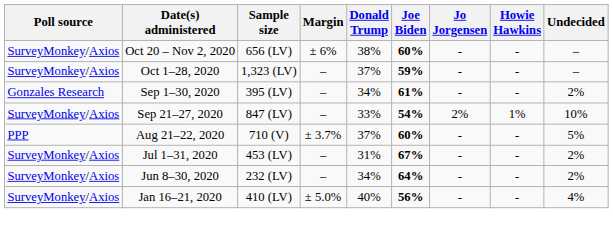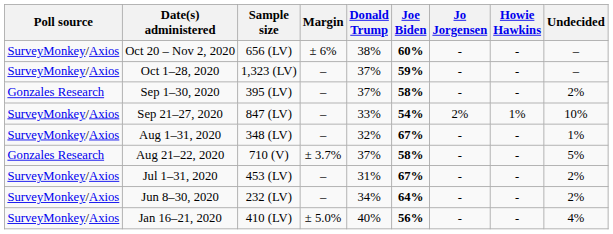(369, 93) 34% -> (369, 93) 37%
(411, 93) 61% -> (411, 93) 58%
+ row: (180, 134)
(18, 134) PPP -> (56, 155) Gonzales Research
(411, 134) 60% -> (411, 155) 58%
